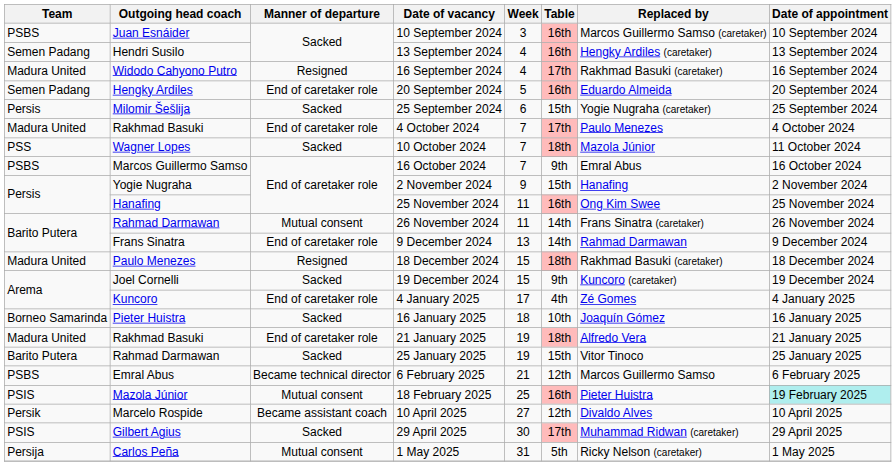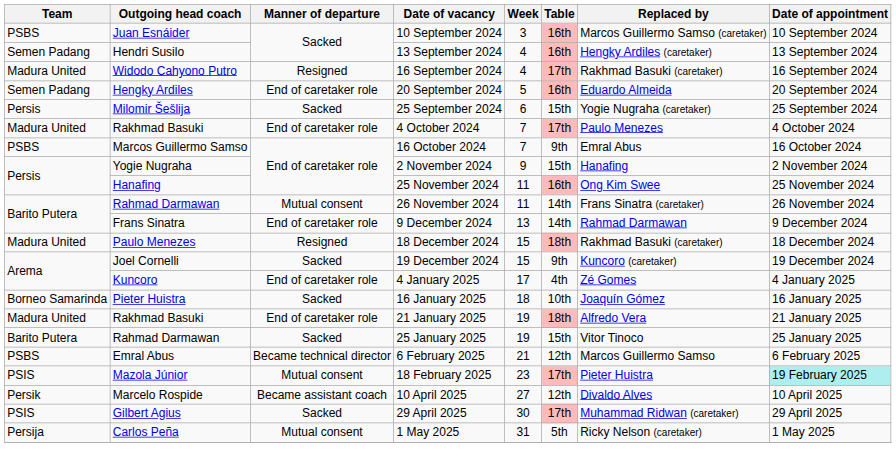- row: (441, 147)
(523, 394) 25 -> (523, 375) 23
(559, 394) 16th -> (559, 375) 17th
